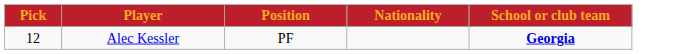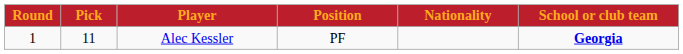+ column: (33, 15)
(33, 37) 12 -> (89, 37) 11
